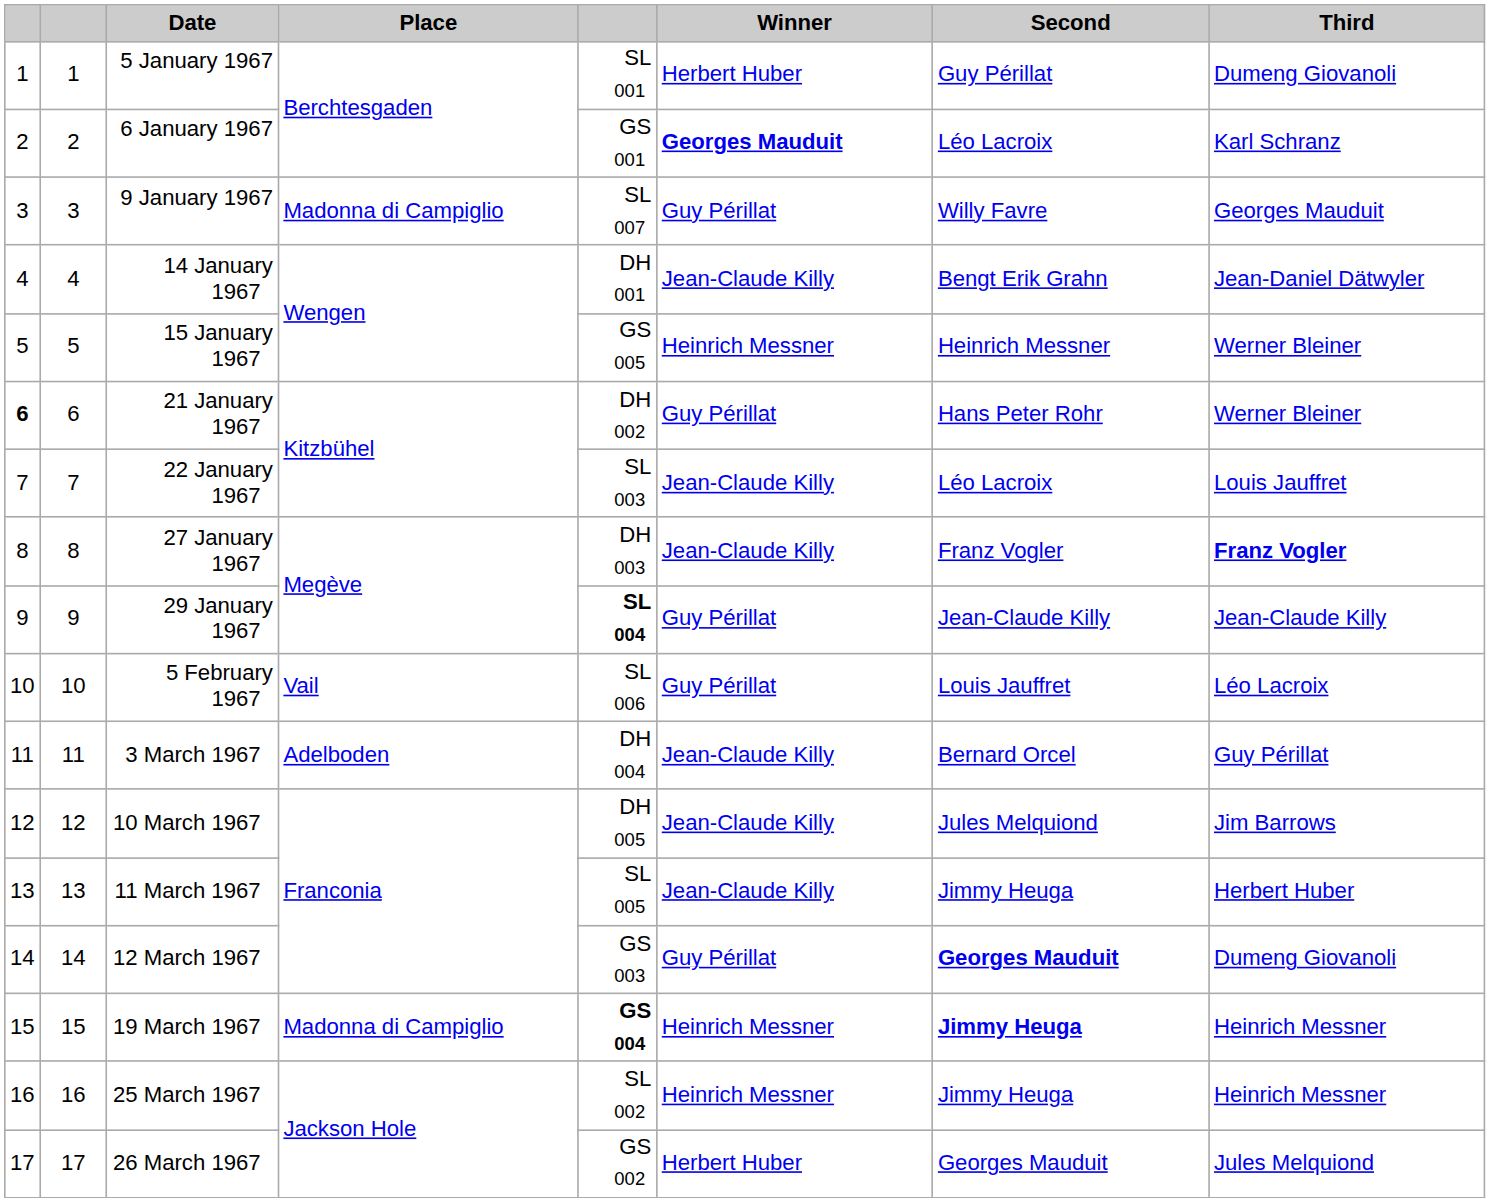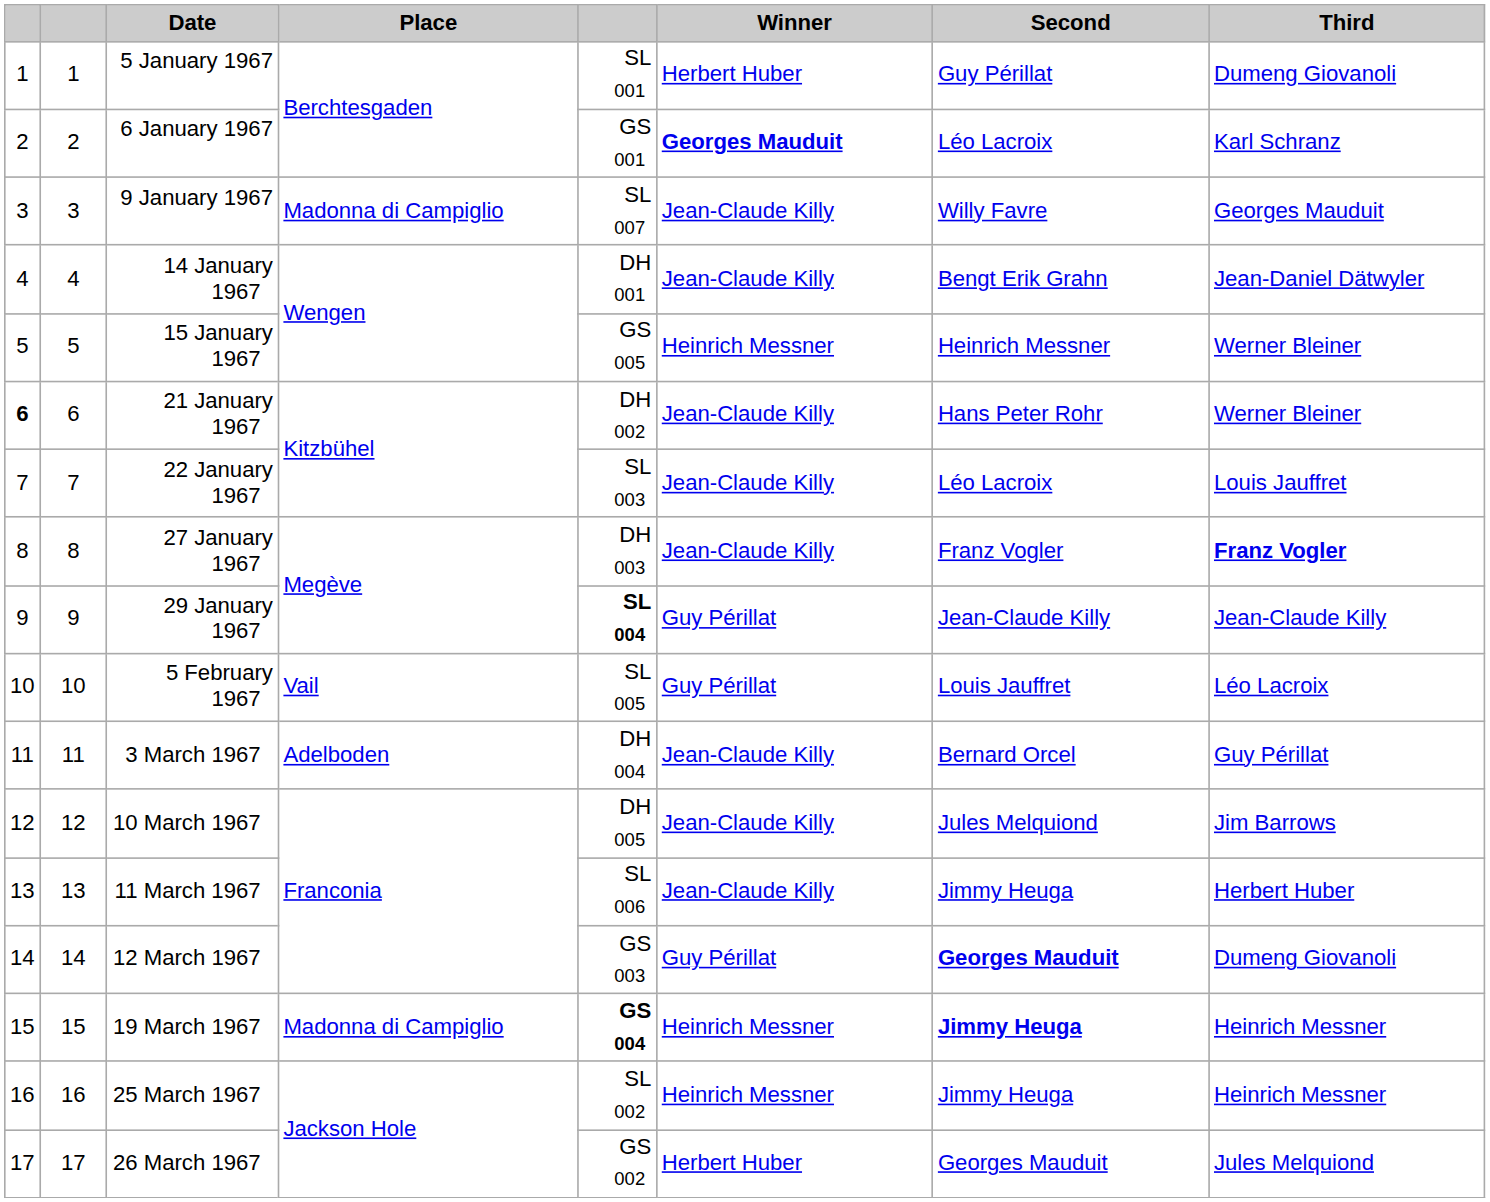(719, 210) Guy Périllat -> (748, 210) Jean-Claude Killy
(719, 414) Guy Périllat -> (748, 414) Jean-Claude Killy
(633, 685) SL 006 -> (633, 685) SL 005
(633, 889) SL 005 -> (633, 889) SL 006
